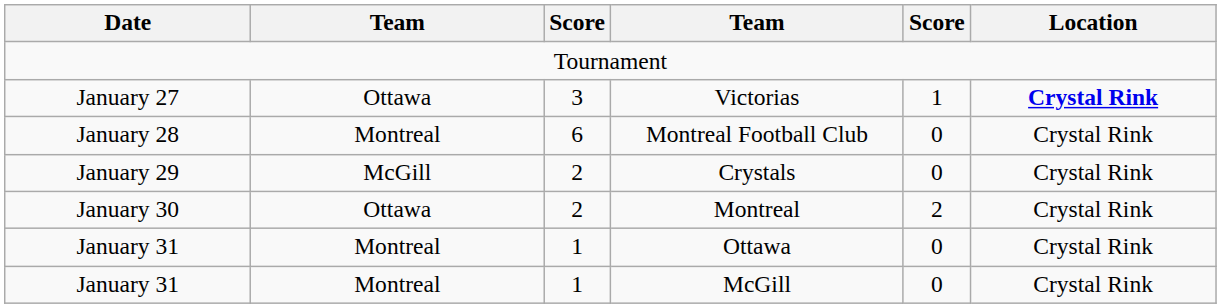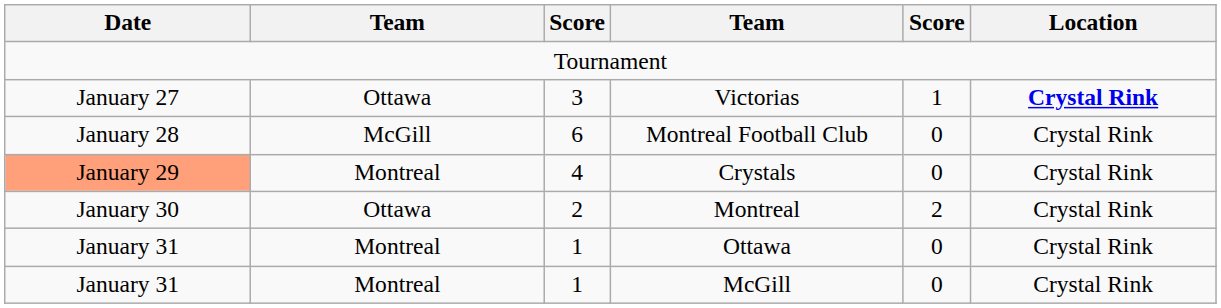(397, 135) Montreal -> (397, 135) McGill
(128, 172) no background -> (128, 172) lightsalmon background
(397, 172) McGill -> (397, 172) Montreal
(577, 172) 2 -> (577, 172) 4
